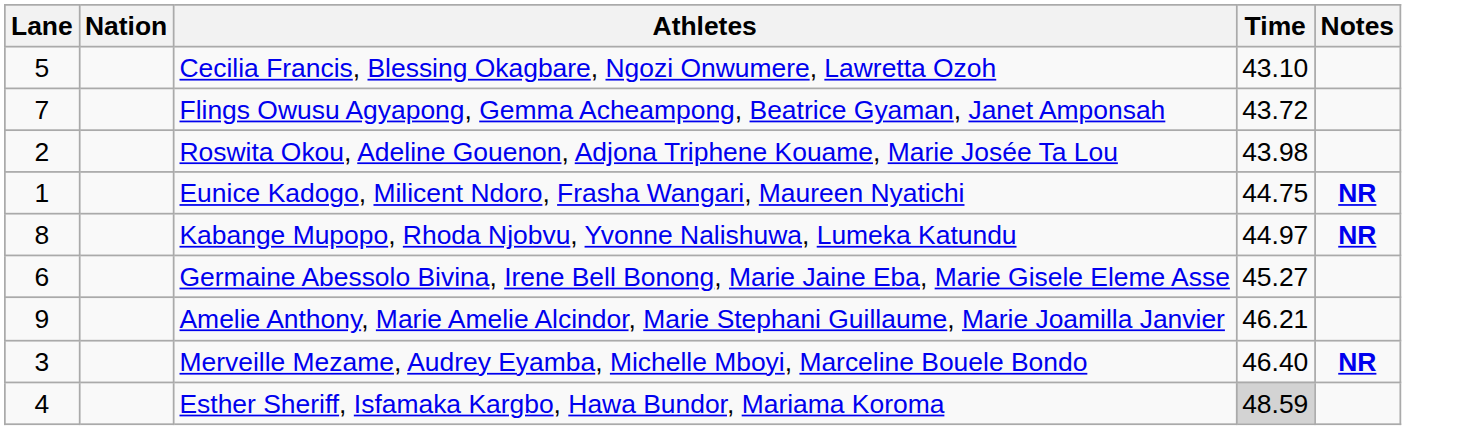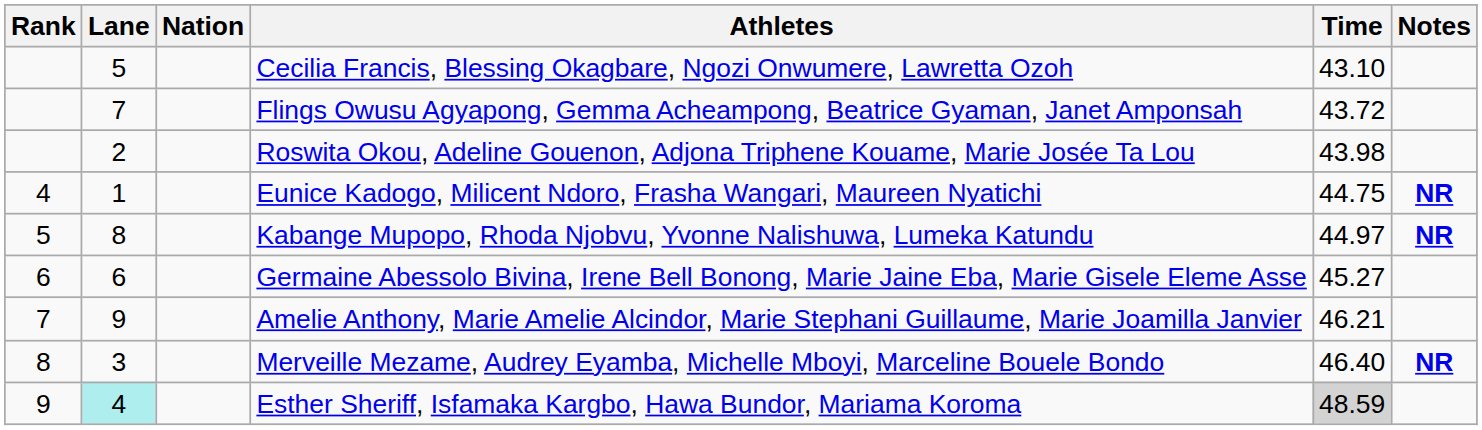+ column: (43, 26)
(42, 403) no background -> (119, 403) paleturquoise background
